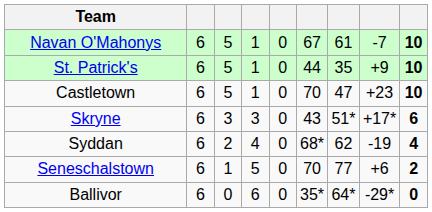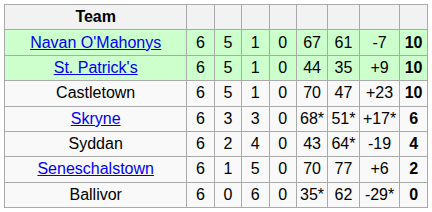(312, 118) 43 -> (312, 118) 68*
(312, 144) 68* -> (312, 144) 43
(343, 144) 62 -> (343, 144) 64*
(343, 194) 64* -> (343, 194) 62
